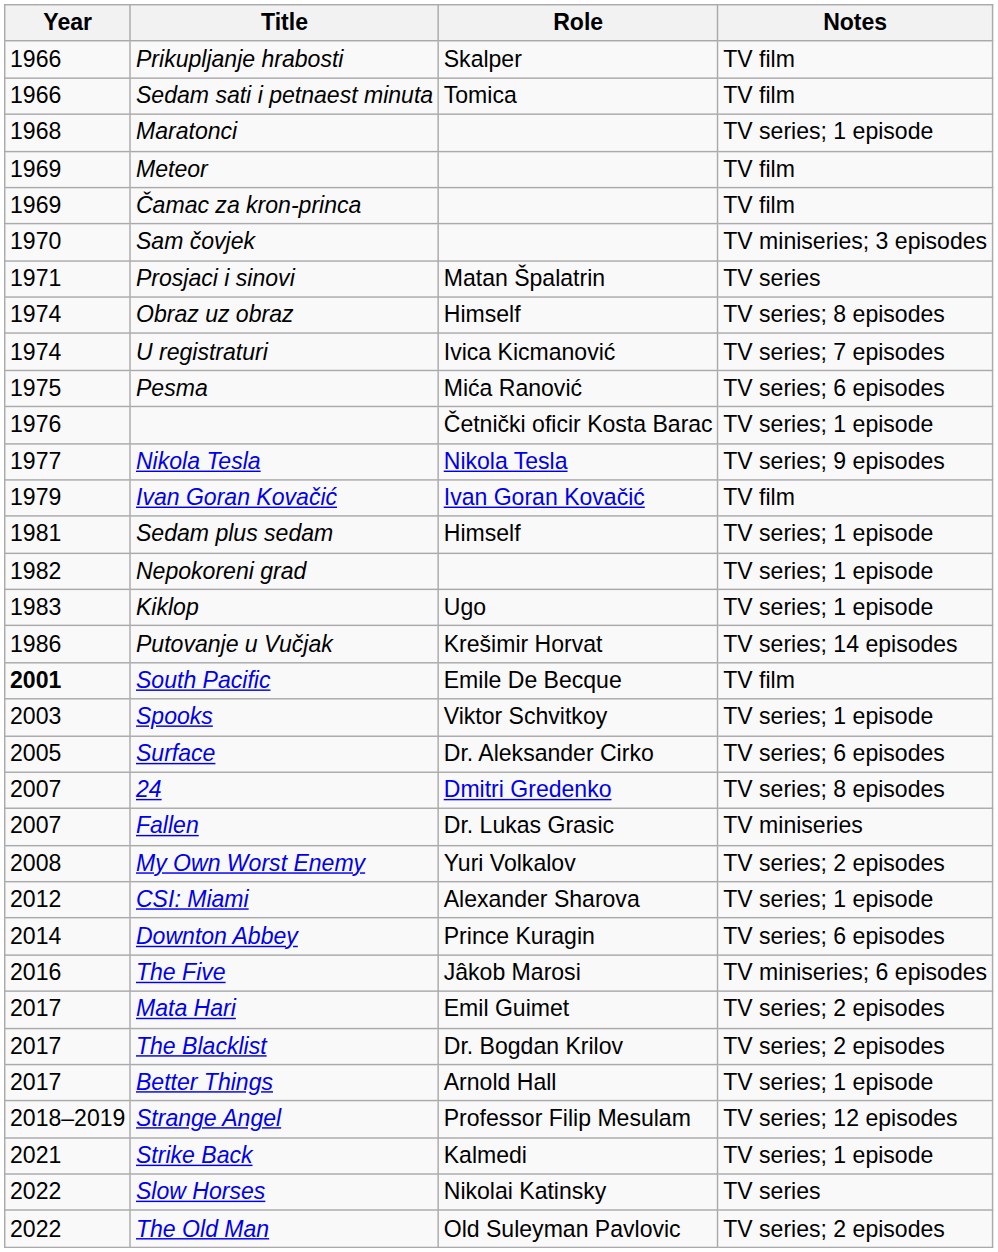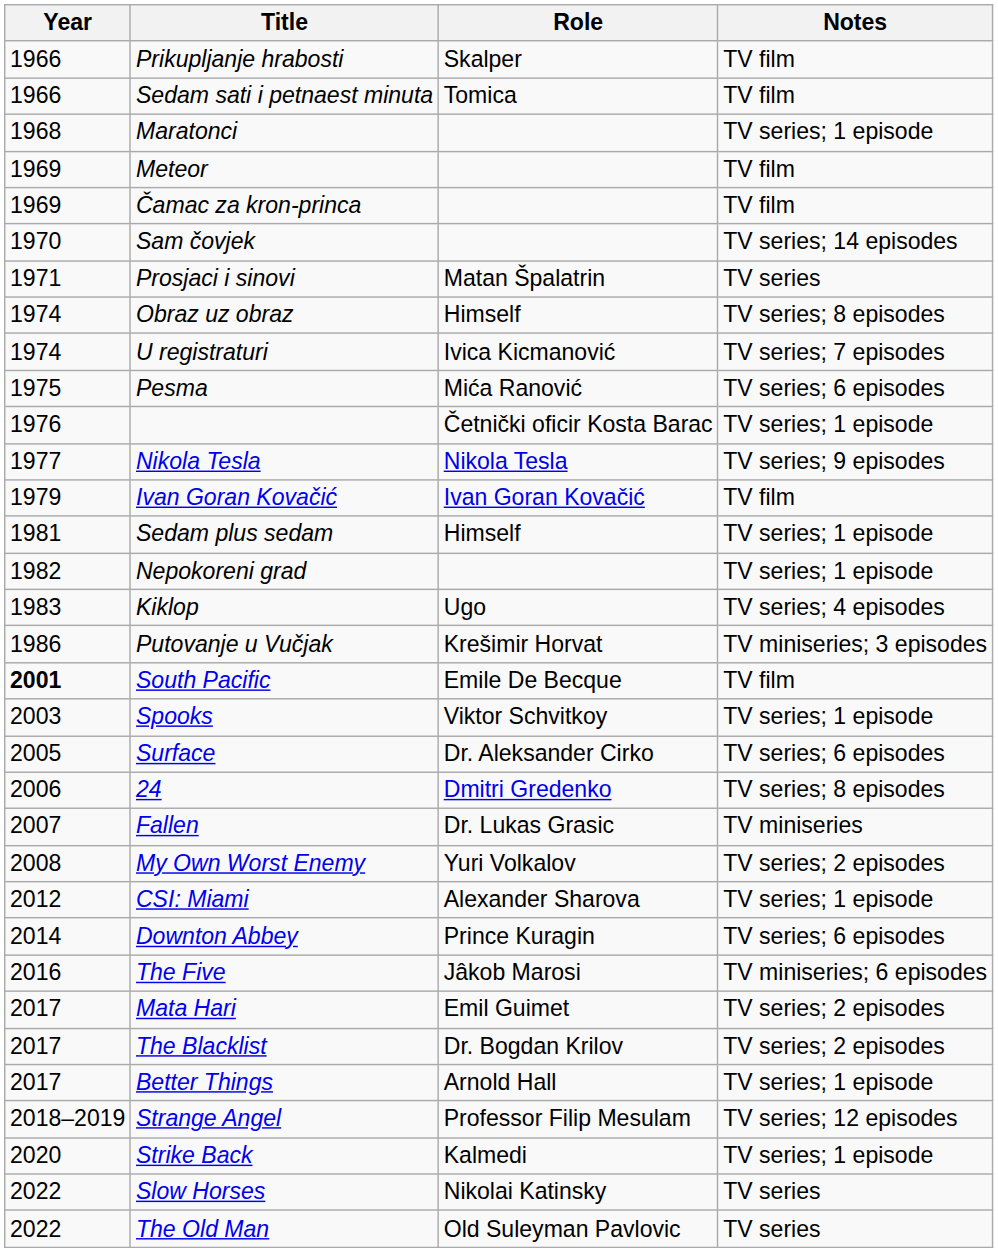(855, 242) TV miniseries; 3 episodes -> (840, 242) TV series; 14 episodes
(828, 607) TV series; 1 episode -> (834, 607) TV series; 4 episodes
(840, 643) TV series; 14 episodes -> (855, 643) TV miniseries; 3 episodes
(36, 790) 2007 -> (36, 790) 2006
(36, 1155) 2021 -> (36, 1155) 2020
(834, 1228) TV series; 2 episodes -> (772, 1228) TV series
